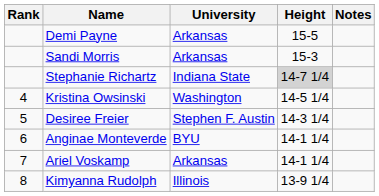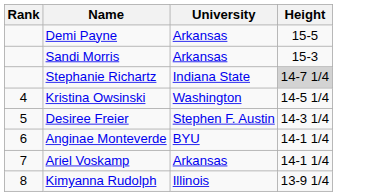- column: (353, 14)
